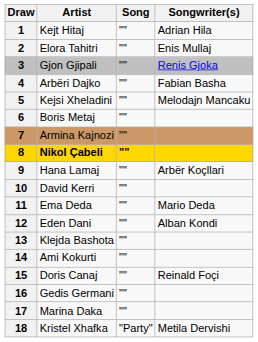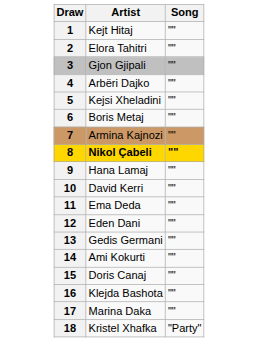- column: (204, 13)
(77, 240) Klejda Bashota -> (126, 240) Gedis Germani
(77, 293) Gedis Germani -> (126, 293) Klejda Bashota
